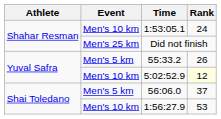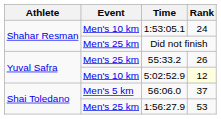(108, 60) Men's 5 km -> (111, 60) Men's 25 km
(111, 107) Men's 10 km -> (111, 107) Men's 25 km
